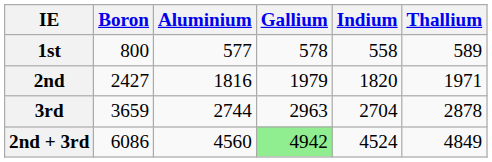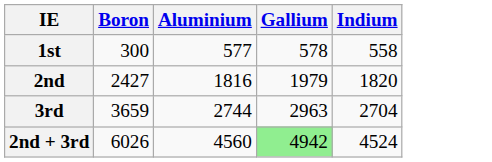- column: (444, 19)
(135, 50) 800 -> (135, 50) 300
(130, 141) 6086 -> (130, 141) 6026
